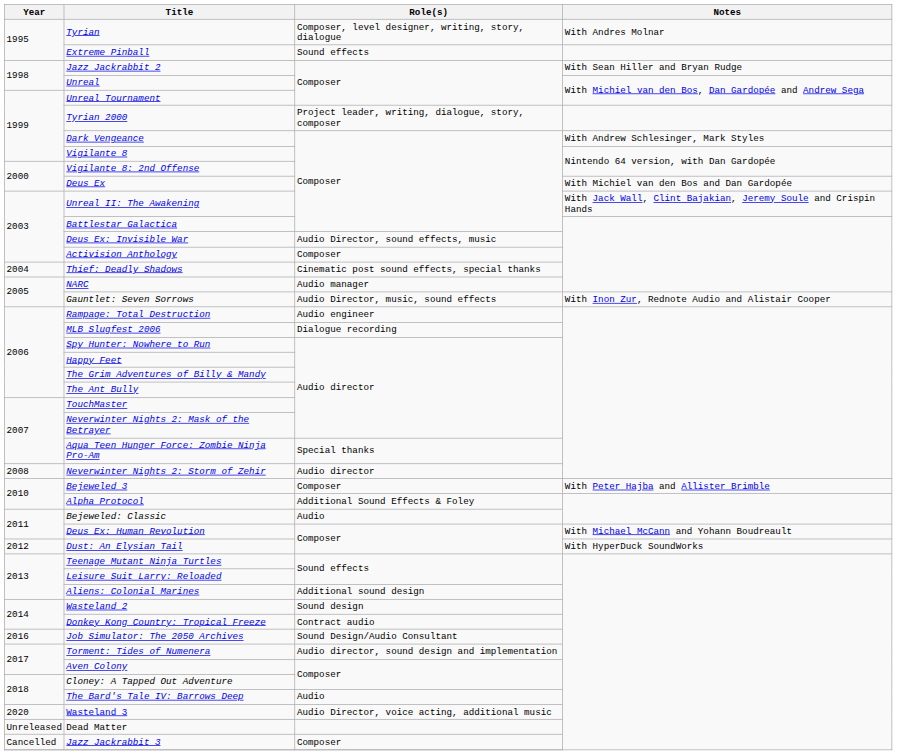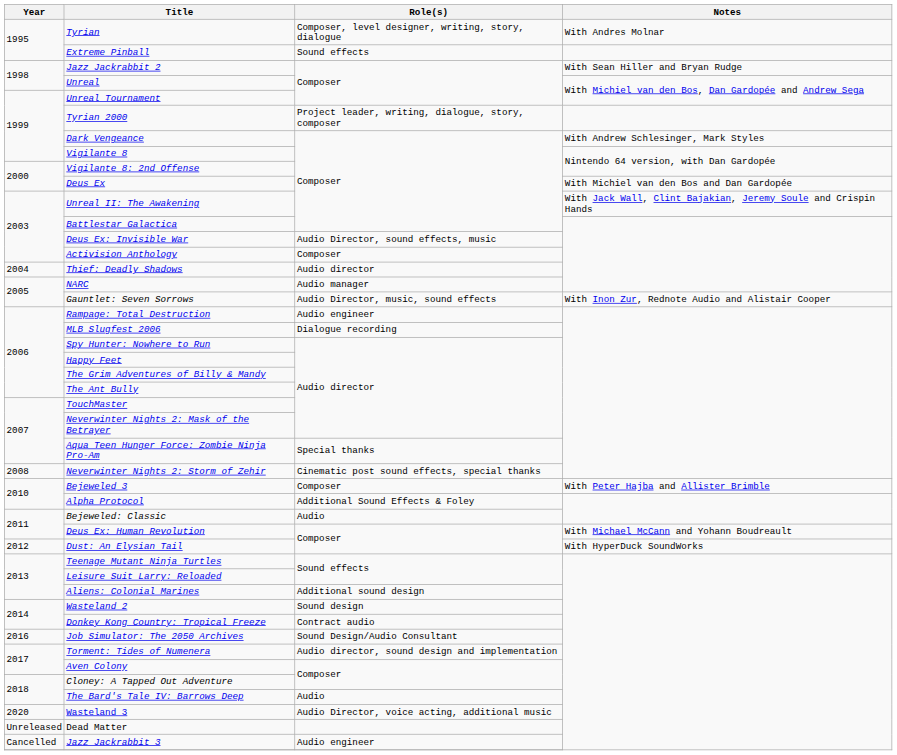(419, 269) Cinematic post sound effects, special thanks -> (336, 269) Audio director
(336, 471) Audio director -> (419, 471) Cinematic post sound effects, special thanks
(319, 742) Composer -> (336, 742) Audio engineer
